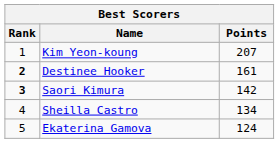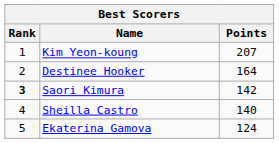(22, 71) bold -> (22, 71) normal
(247, 71) 161 -> (247, 71) 164
(247, 109) 134 -> (247, 109) 140
